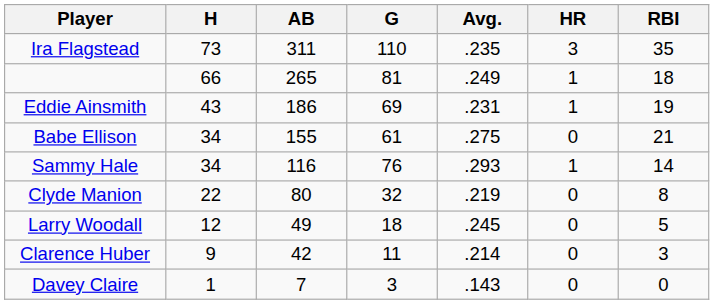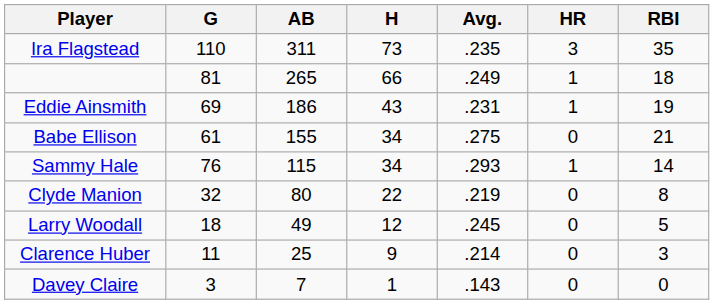columns swapped: (392, 19) <-> (211, 19)
(301, 166) 116 -> (301, 166) 115
(301, 254) 42 -> (301, 254) 25
